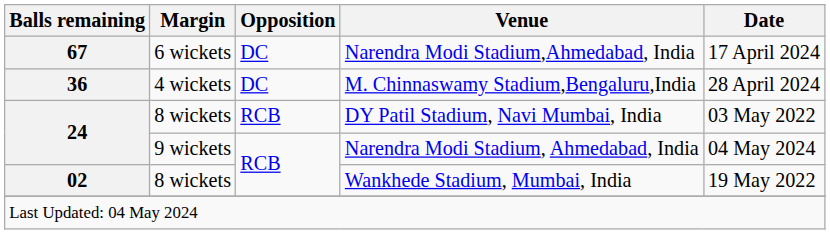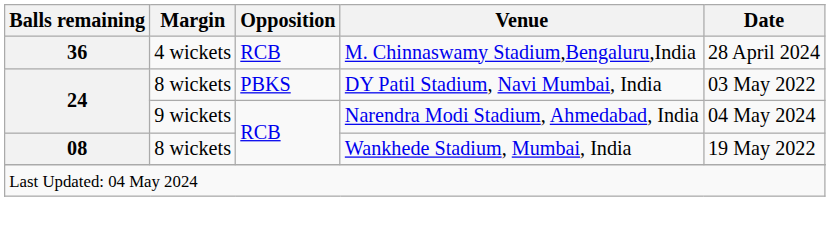- row: (520, 52)
(254, 84) DC -> (260, 52) RCB
(260, 116) RCB -> (266, 84) PBKS
(77, 180) 02 -> (77, 148) 08
